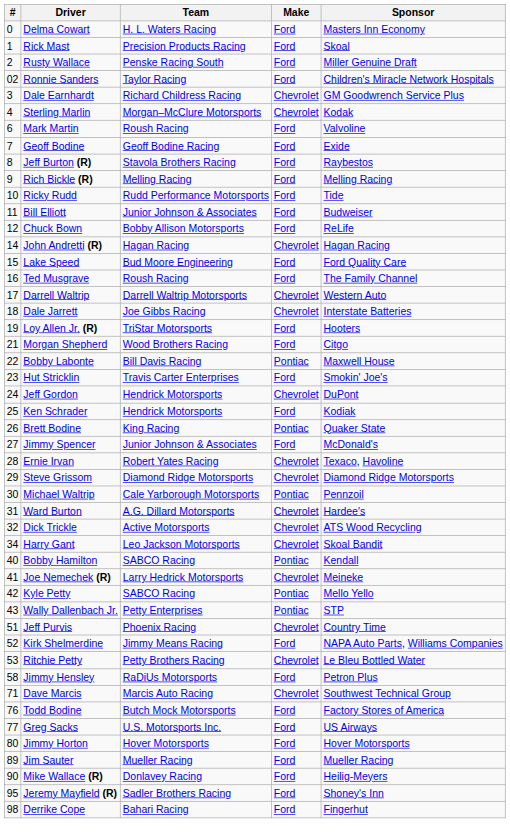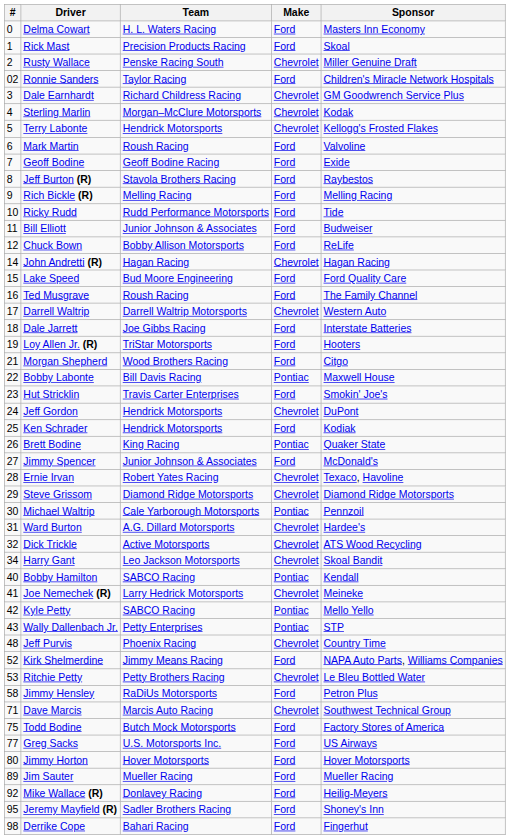(285, 63) Ford -> (296, 63) Chevrolet
+ row: (55, 129)
(296, 312) Chevrolet -> (285, 328) Ford
(13, 627) 51 -> (13, 644) 48
(13, 710) 76 -> (13, 727) 75
(13, 777) 90 -> (13, 793) 92
